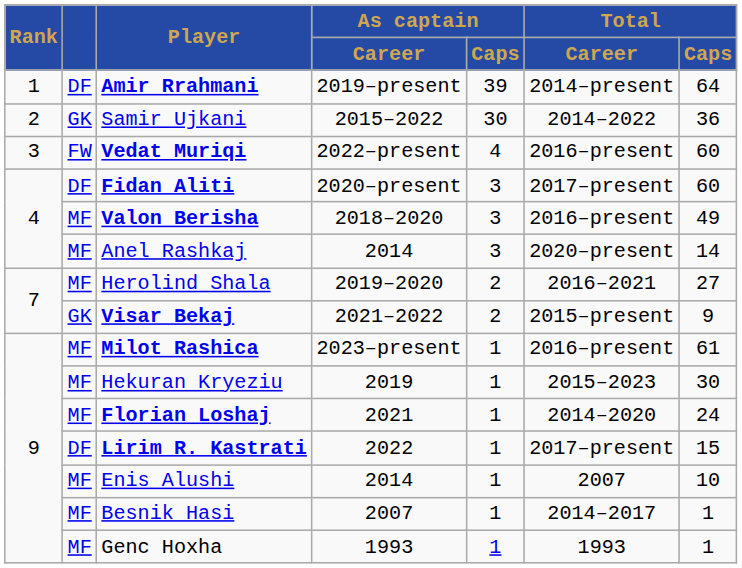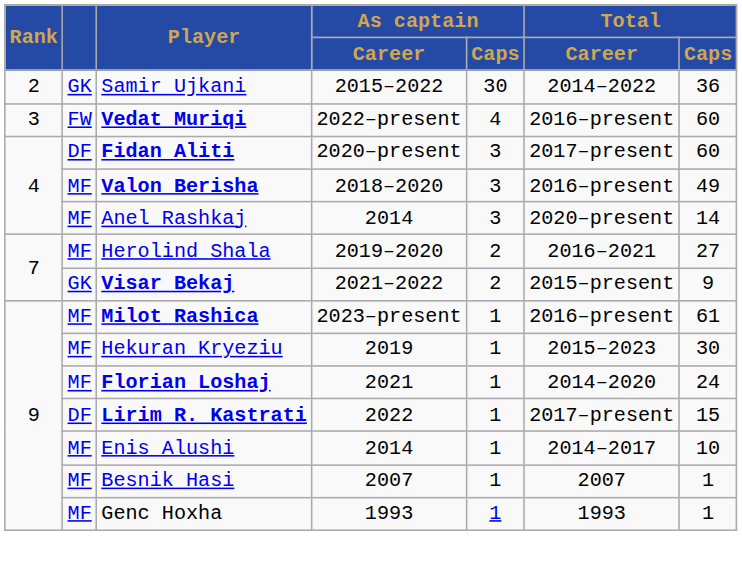- row: (180, 87)
(602, 481) 2007 -> (602, 448) 2014–2017
(602, 514) 2014–2017 -> (602, 481) 2007
